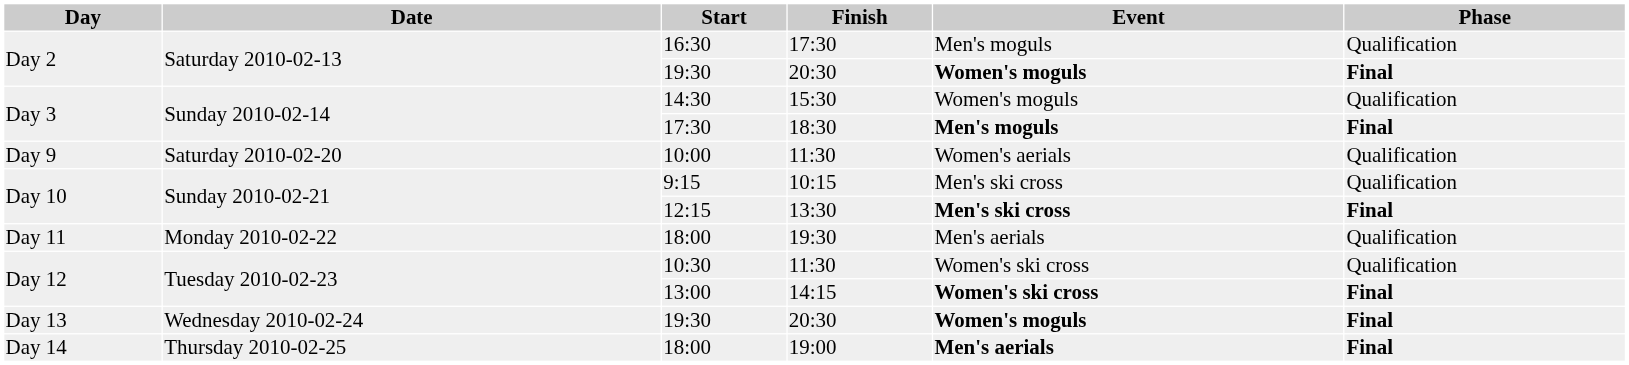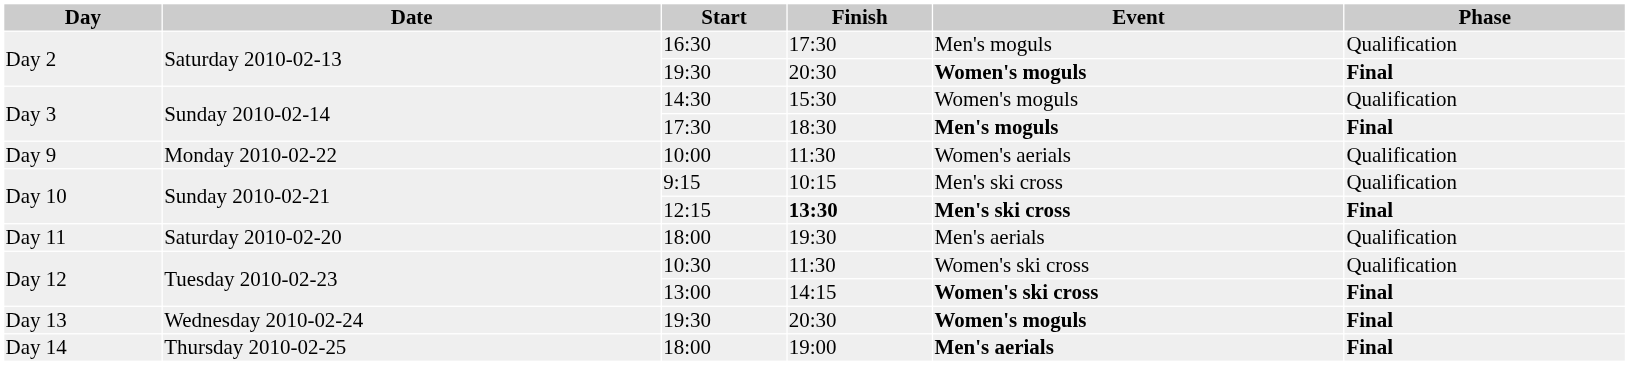(253, 154) Saturday 2010-02-20 -> (251, 154) Monday 2010-02-22
(813, 209) normal -> (813, 209) bold
(251, 237) Monday 2010-02-22 -> (253, 237) Saturday 2010-02-20
